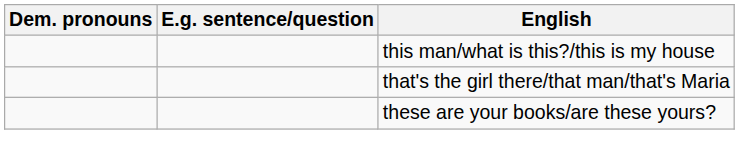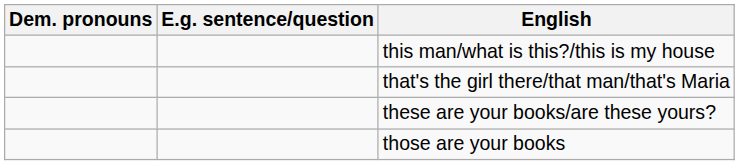+ row: (474, 143)
